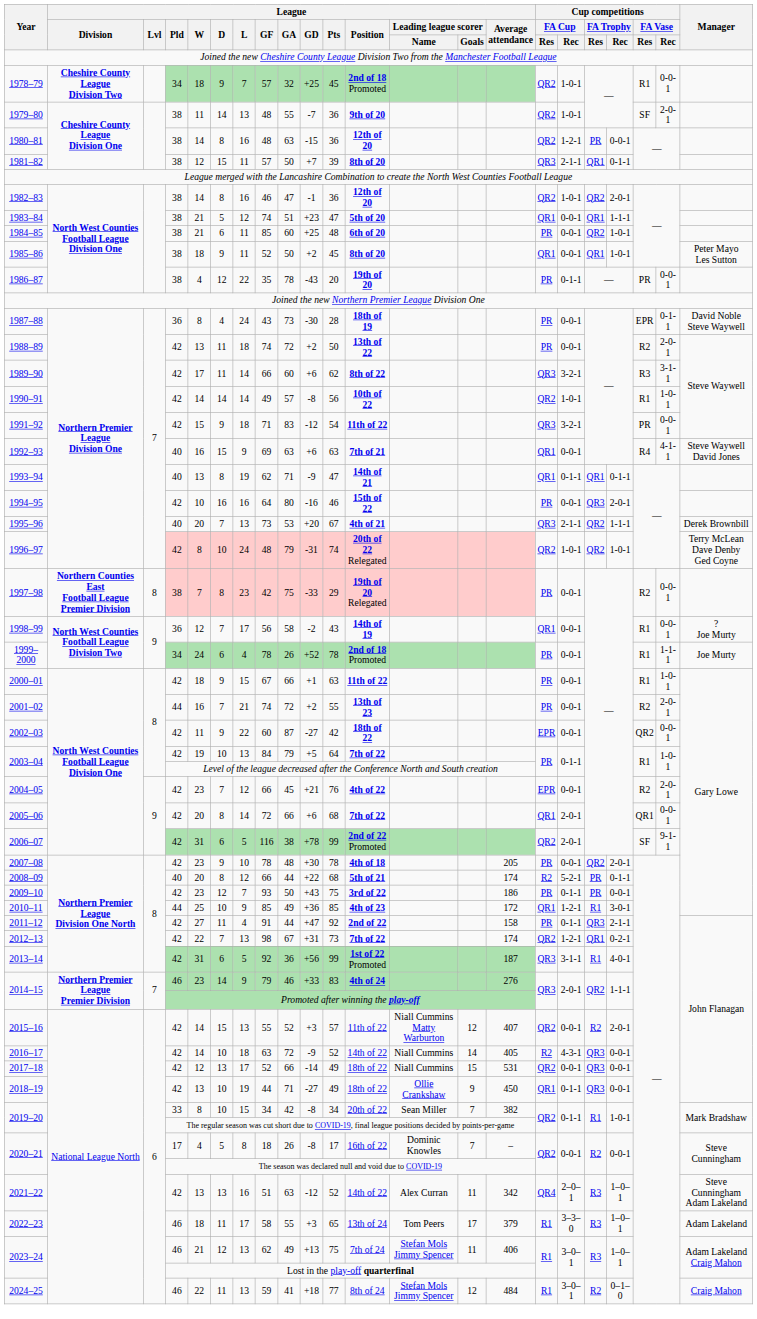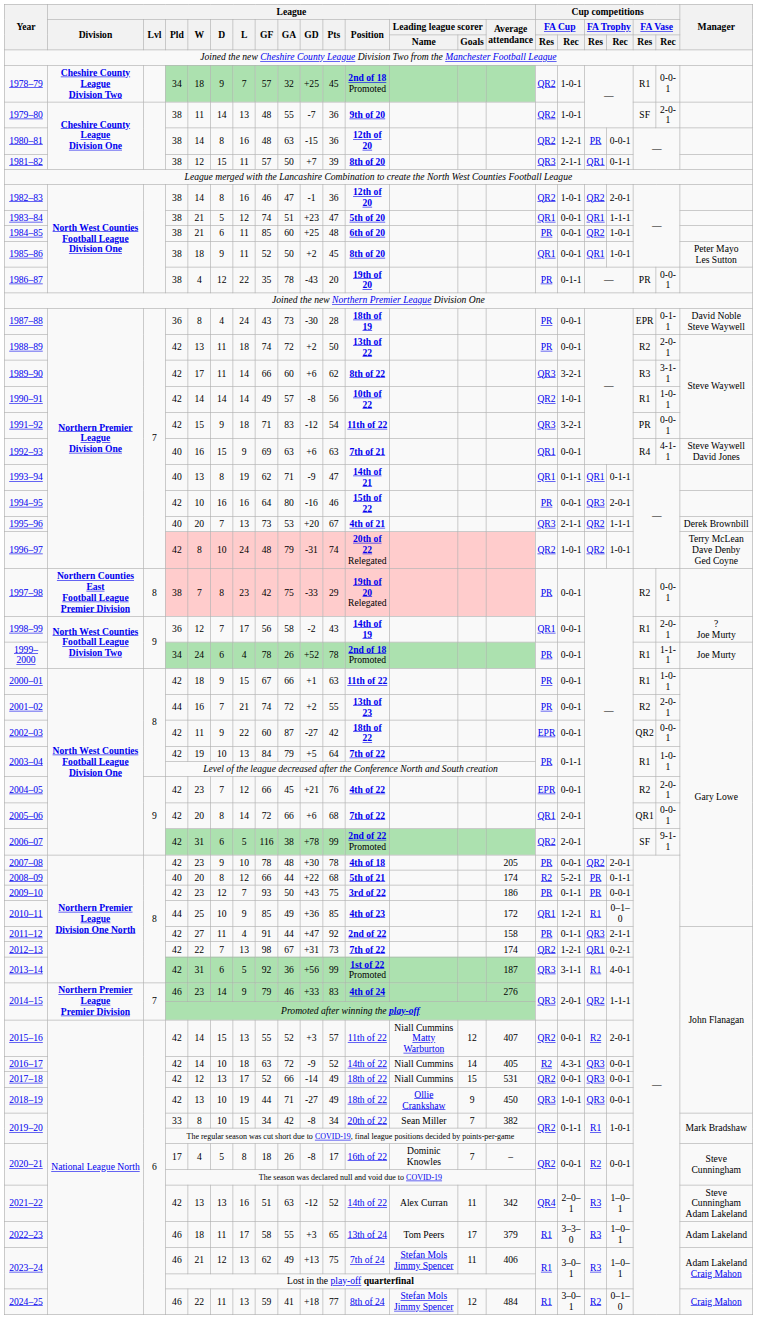(668, 629) 0-0-1 -> (668, 629) 2-0-1
(620, 908) 3-0-1 -> (620, 913) 0–1–0
(546, 1089) QR1 -> (546, 1100) QR3
(571, 1089) 0-1-1 -> (571, 1100) 1-0-1
